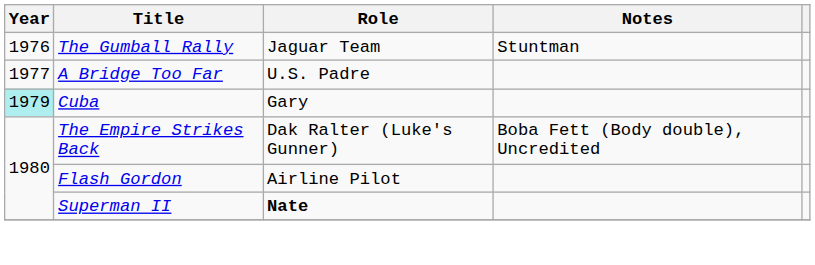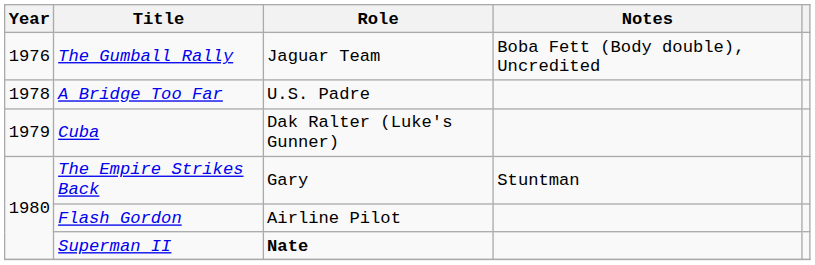(538, 47) Stuntman -> (621, 57) Boba Fett (Body double), Uncredited
(29, 75) 1977 -> (29, 94) 1978
(29, 103) paleturquoise background -> (29, 132) no background
(288, 103) Gary -> (360, 132) Dak Ralter (Luke's Gunner)
(360, 140) Dak Ralter (Luke's Gunner) -> (288, 180) Gary
(621, 140) Boba Fett (Body double), Uncredited -> (538, 180) Stuntman
